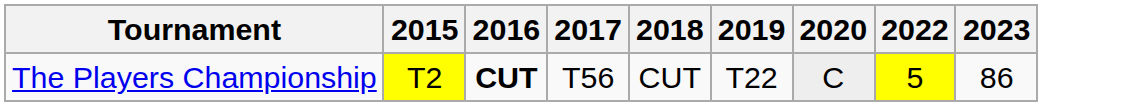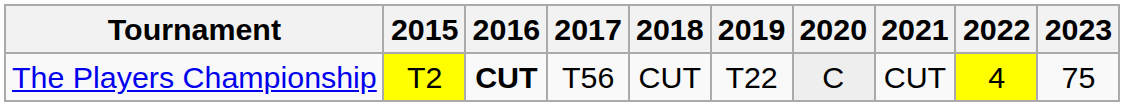+ column: (915, 29)
(915, 77) 5 -> (997, 77) 4
(997, 77) 86 -> (1078, 77) 75
